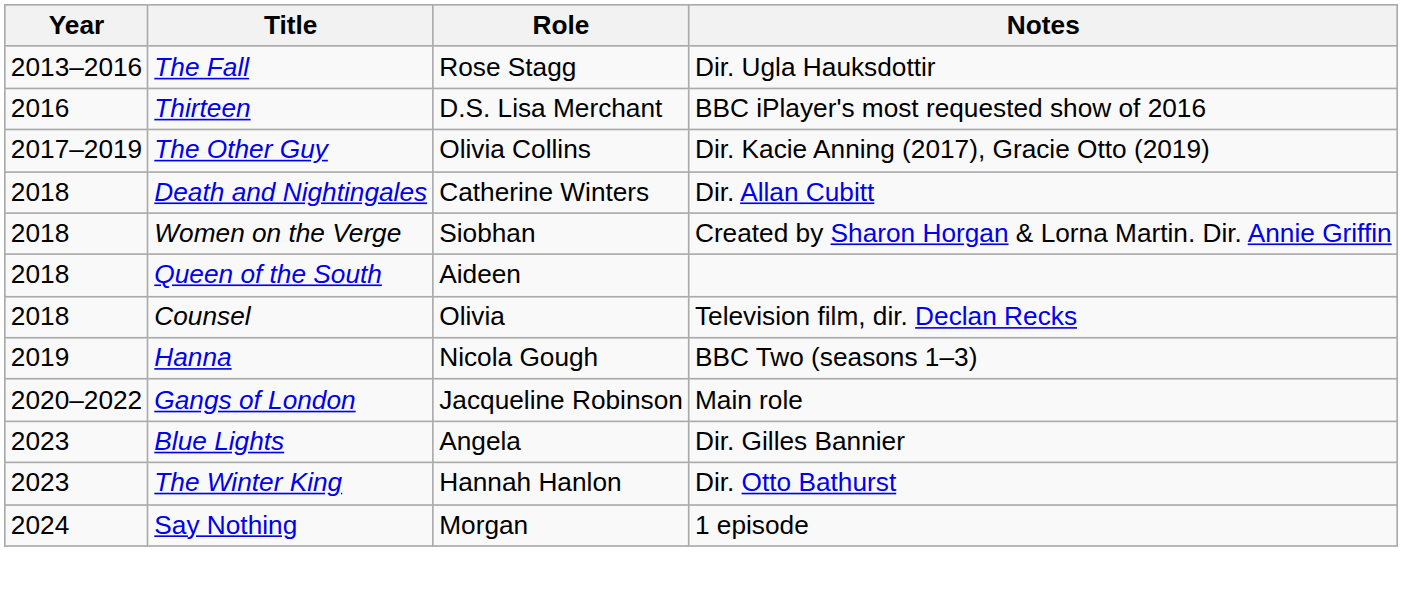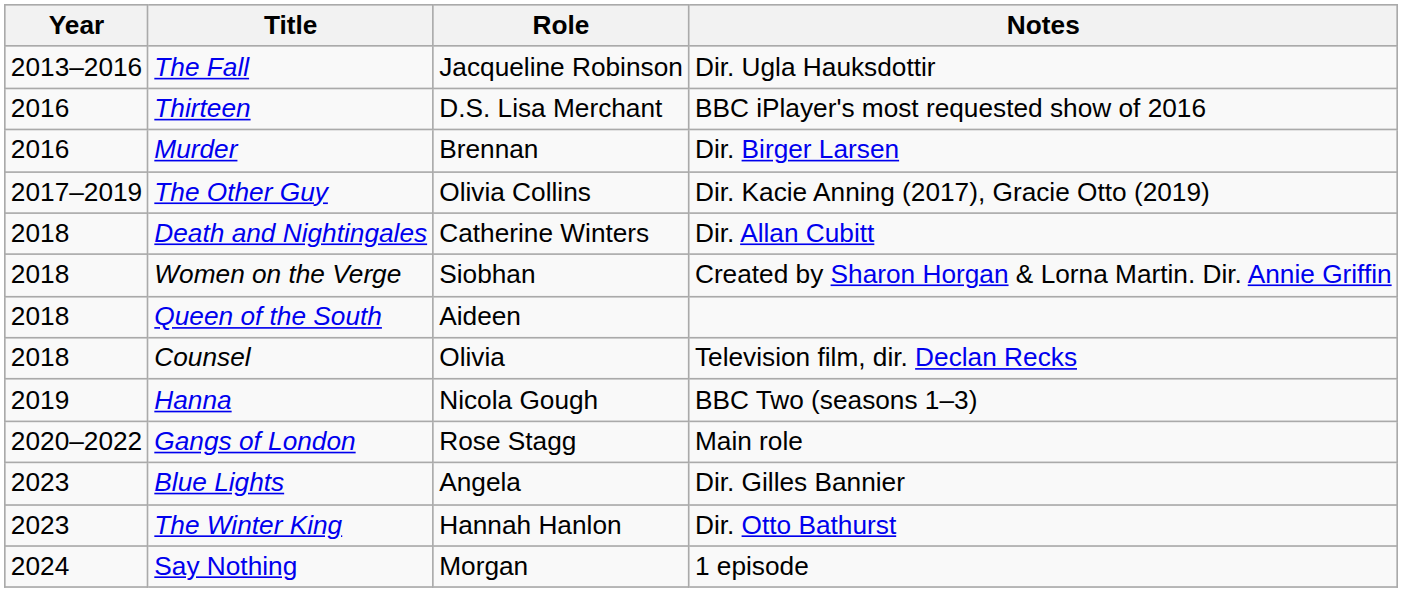(508, 66) Rose Stagg -> (561, 66) Jacqueline Robinson
+ row: (196, 150)
(561, 399) Jacqueline Robinson -> (508, 441) Rose Stagg
